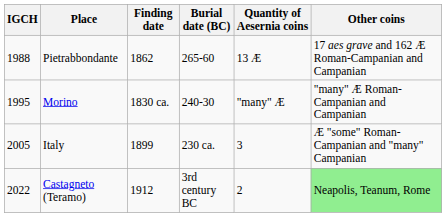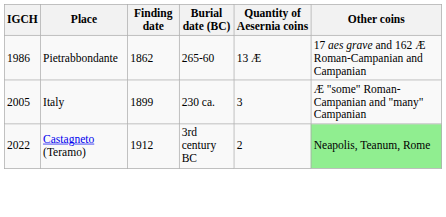(19, 57) 1988 -> (19, 57) 1986
- row: (60, 102)
